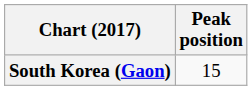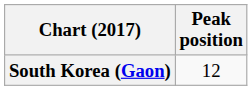(211, 70) 15 -> (211, 70) 12
